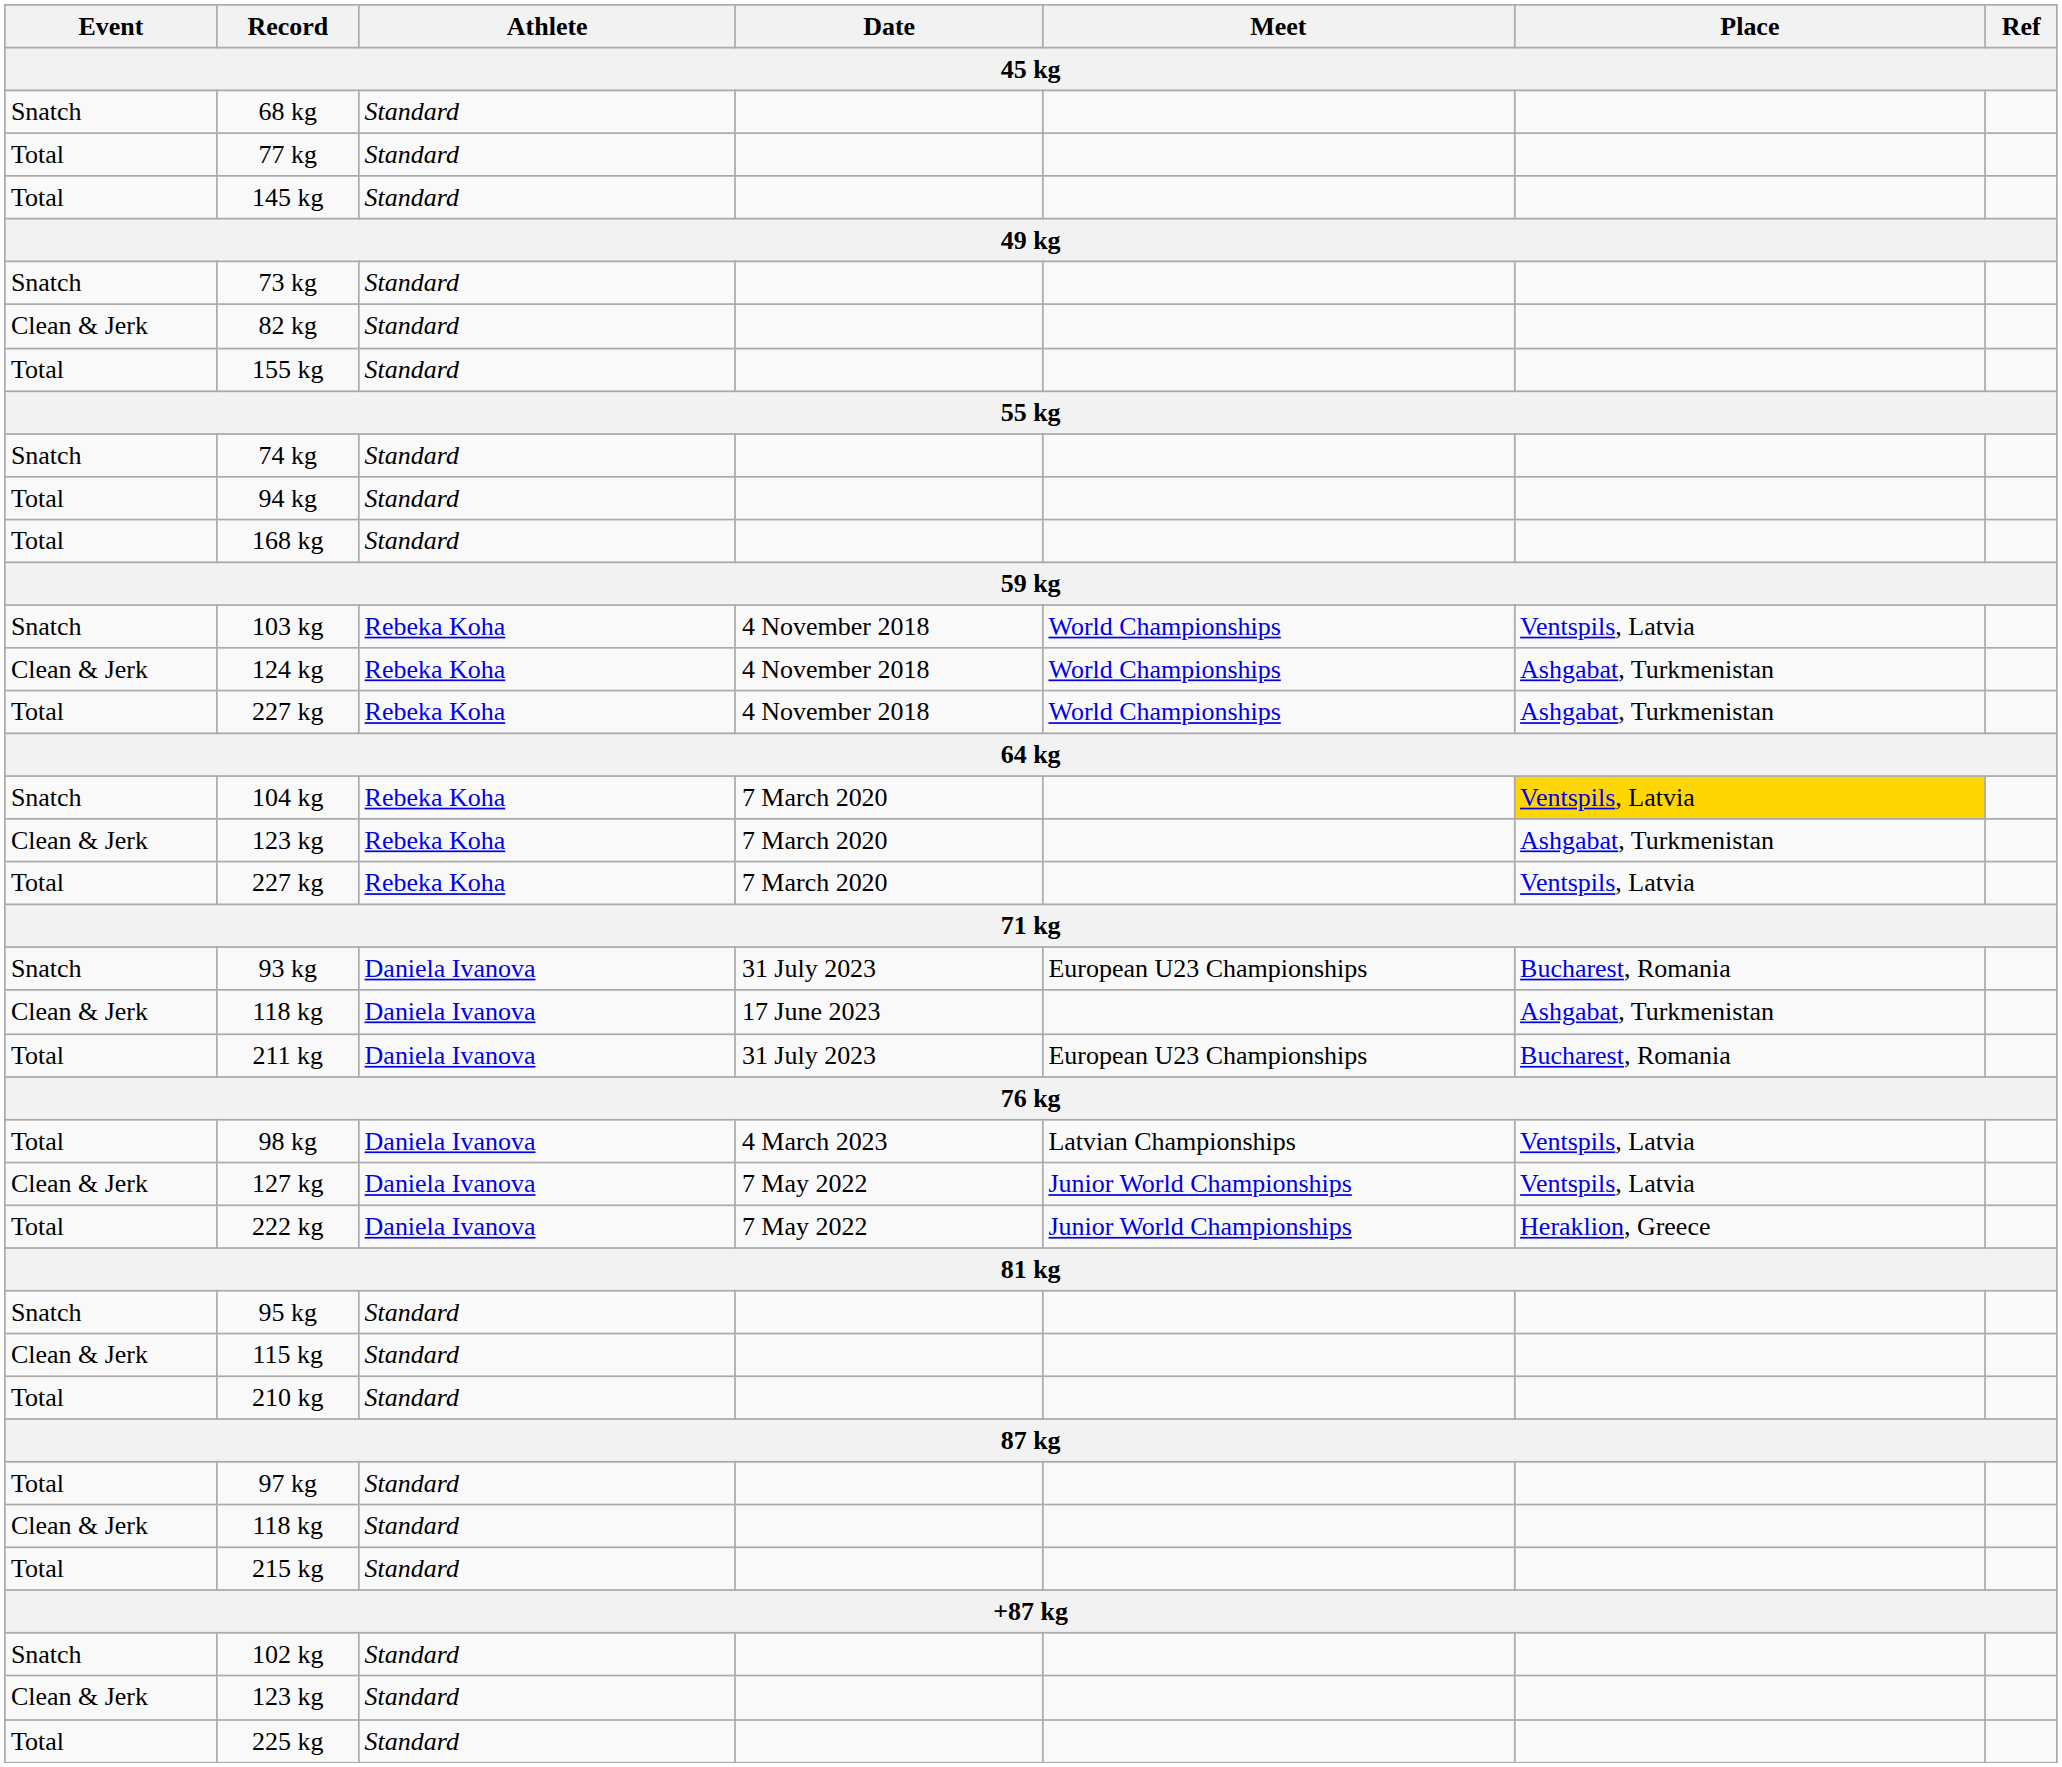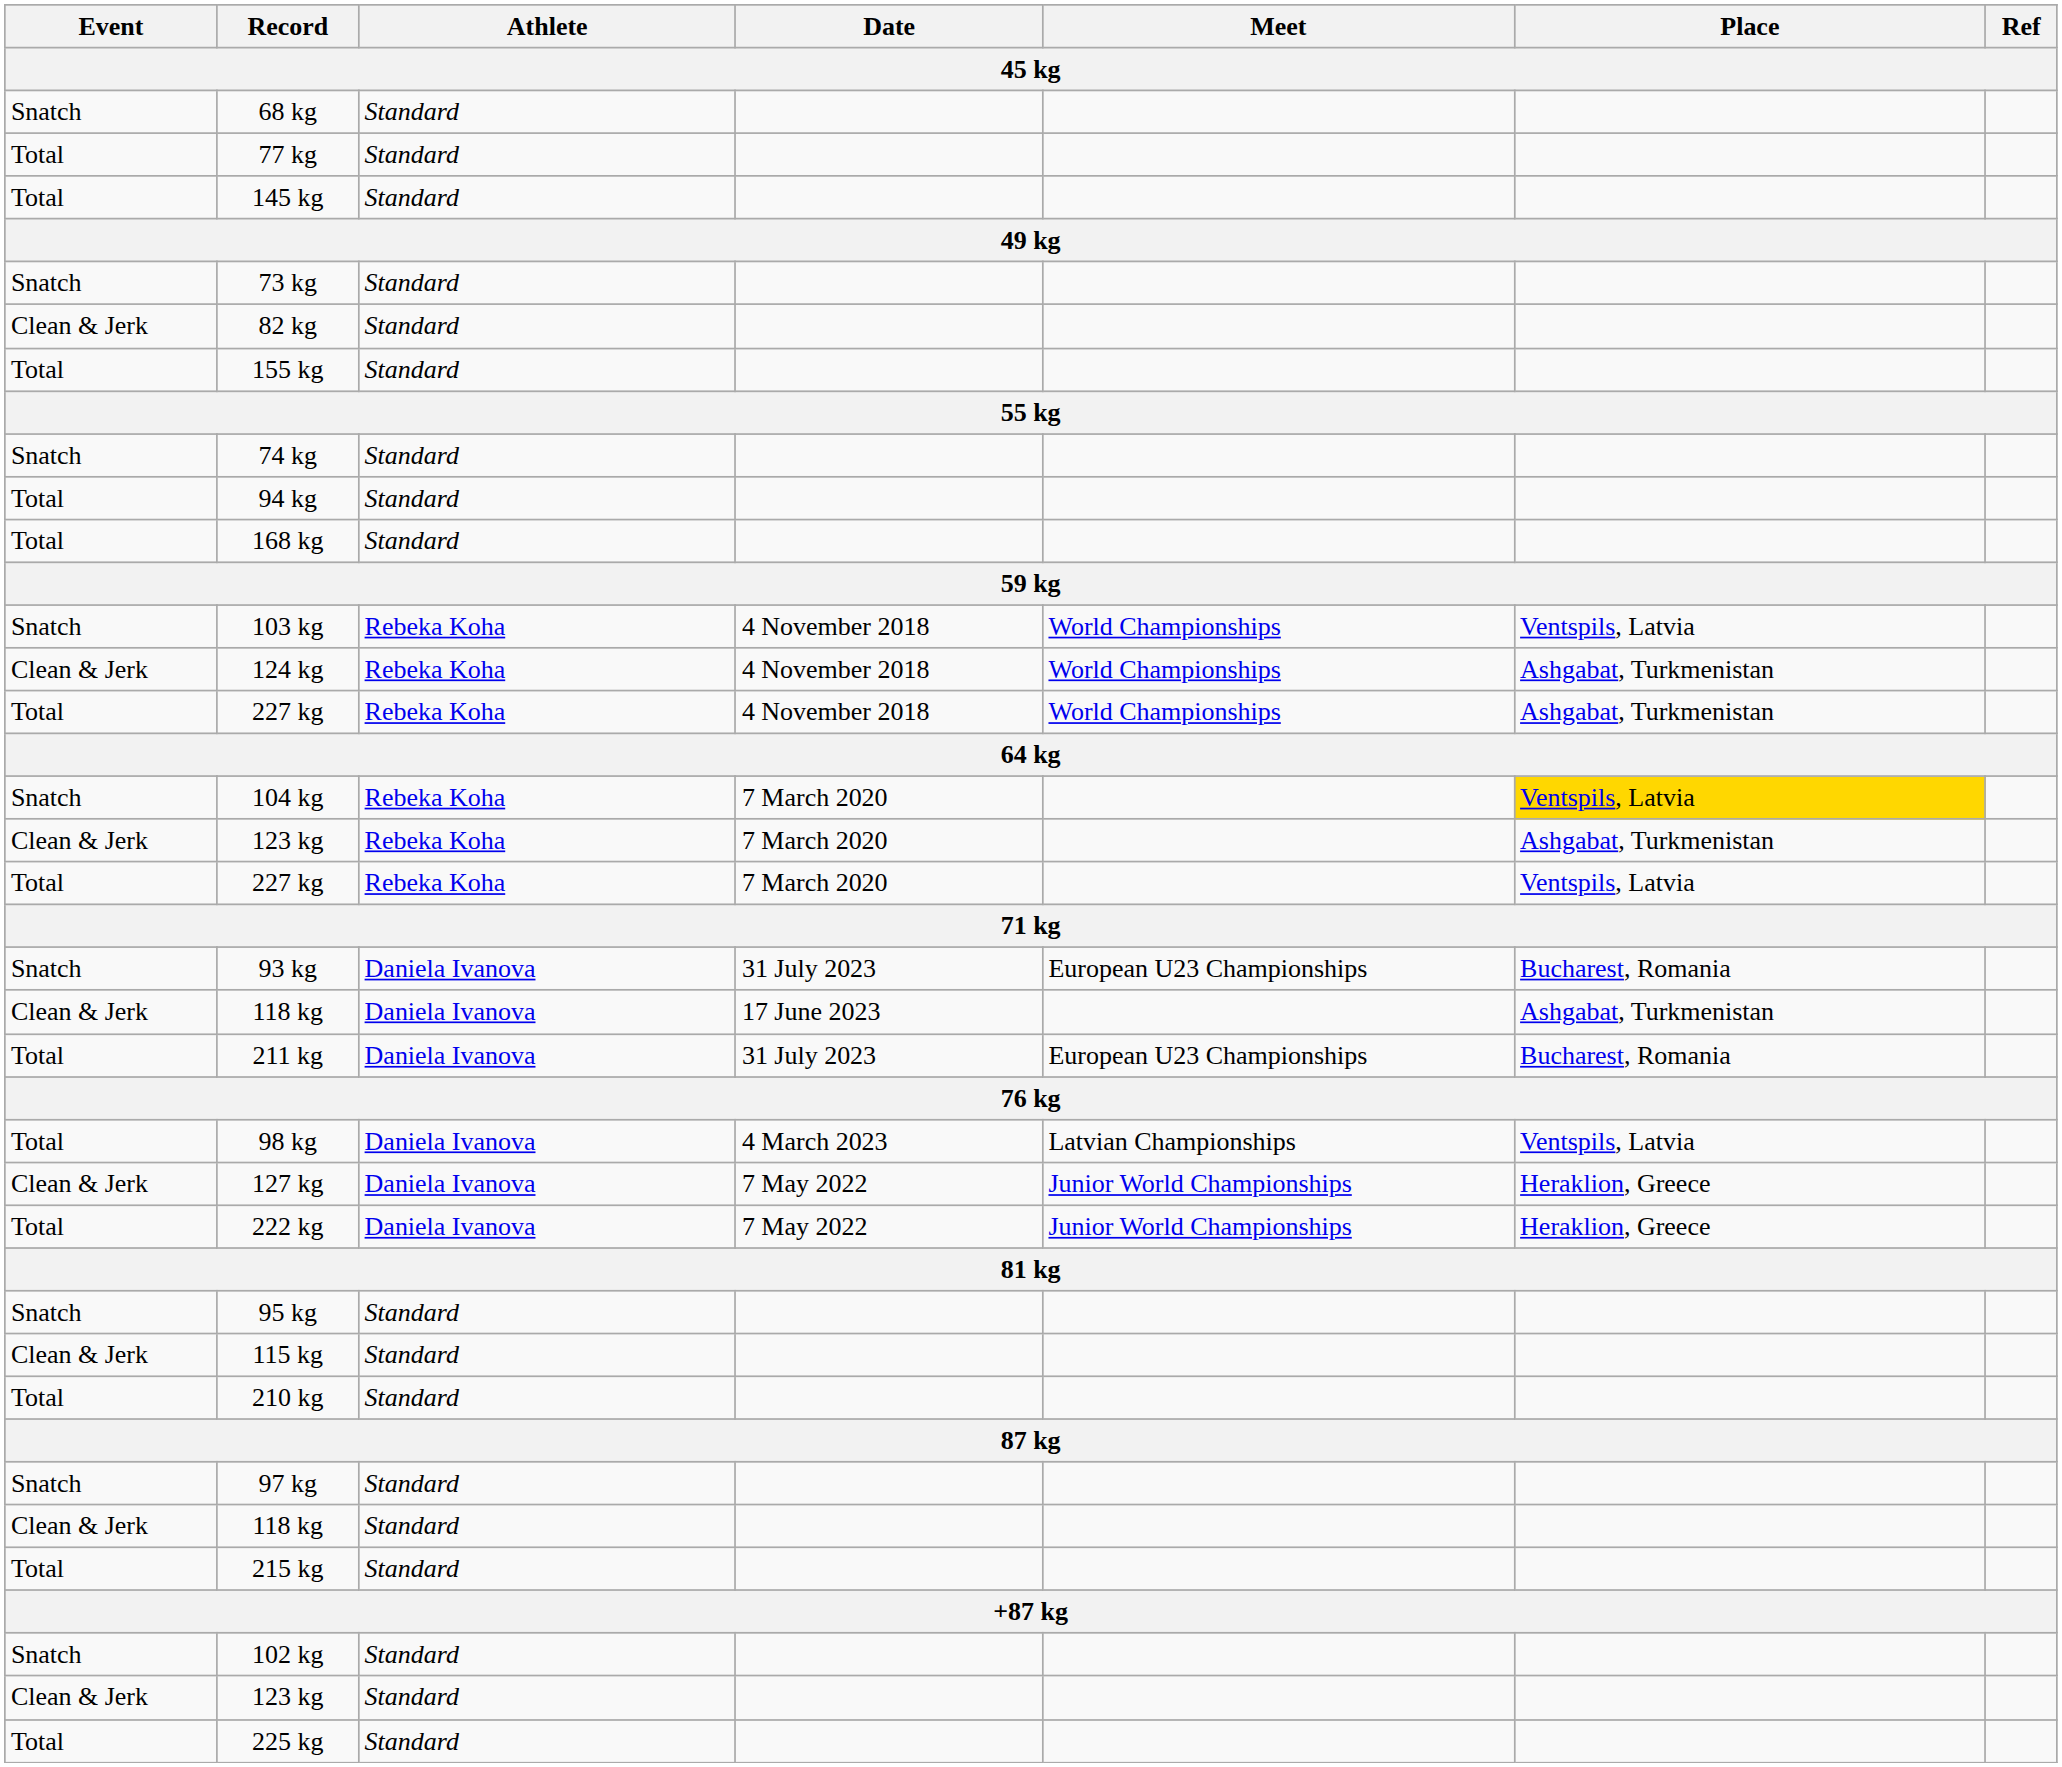(1607, 1183) Ventspils, Latvia -> (1615, 1183) Heraklion, Greece
(37, 1483) Total -> (46, 1483) Snatch
